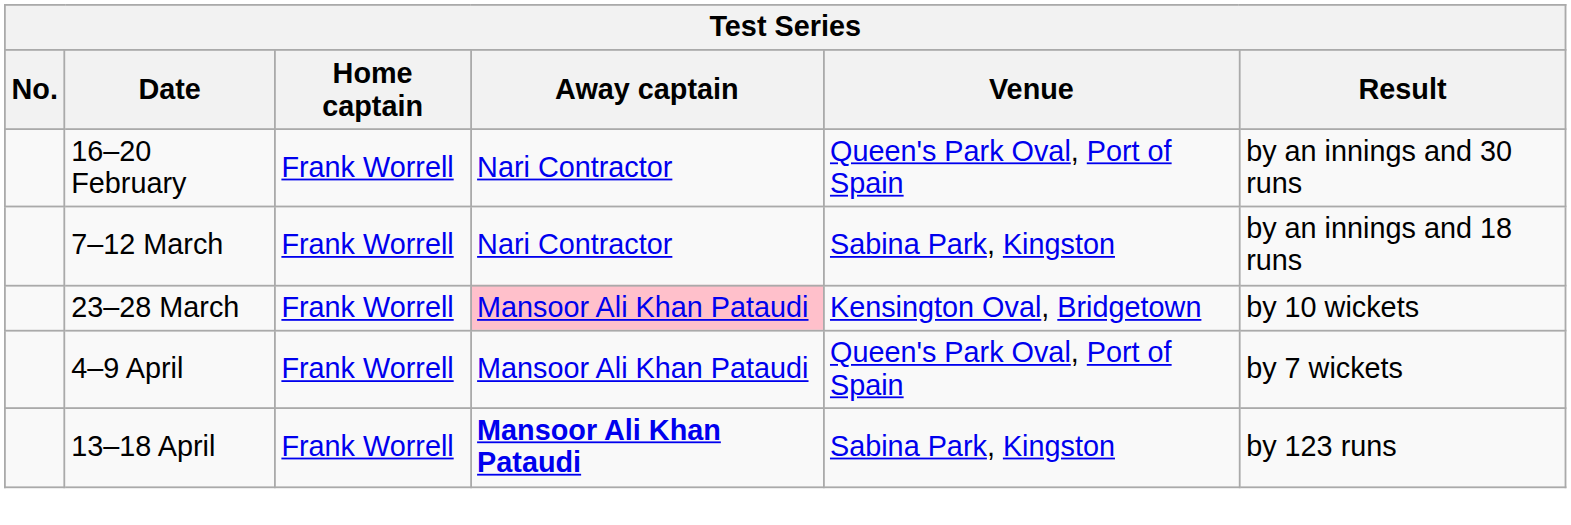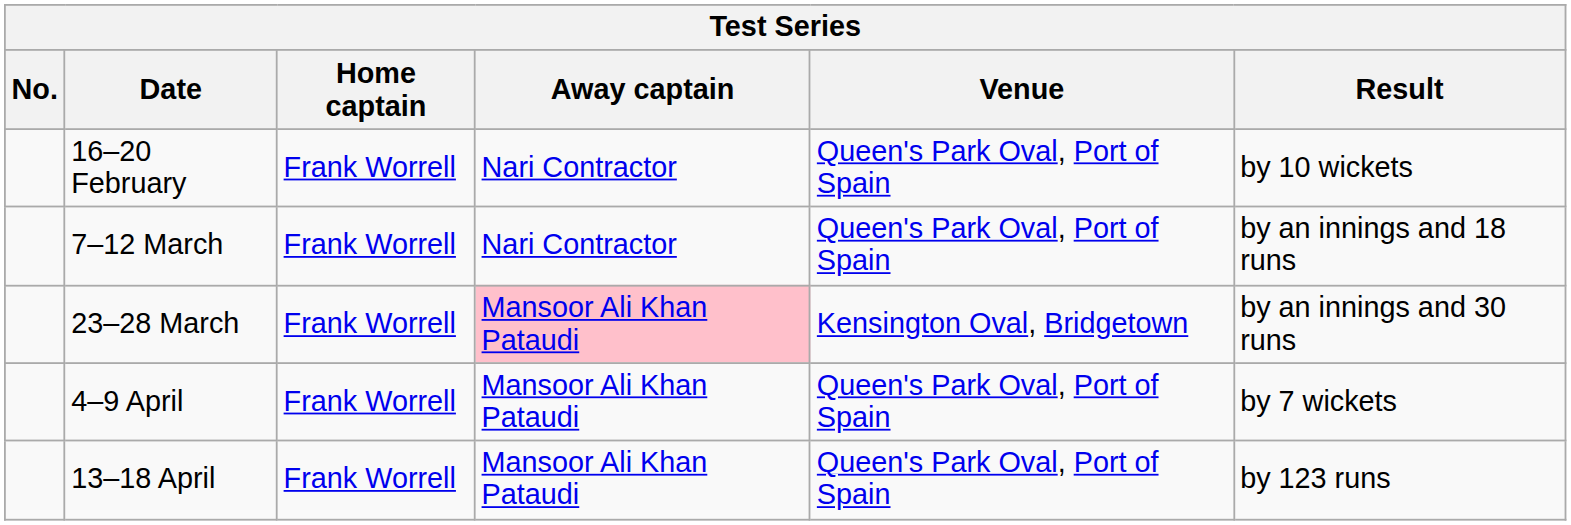(1379, 167) by an innings and 30 runs -> (1327, 167) by 10 wickets
(972, 245) Sabina Park, Kingston -> (988, 245) Queen's Park Oval, Port of Spain
(1333, 307) by 10 wickets -> (1373, 323) by an innings and 30 runs
(599, 447) bold -> (594, 479) normal
(972, 447) Sabina Park, Kingston -> (988, 479) Queen's Park Oval, Port of Spain
